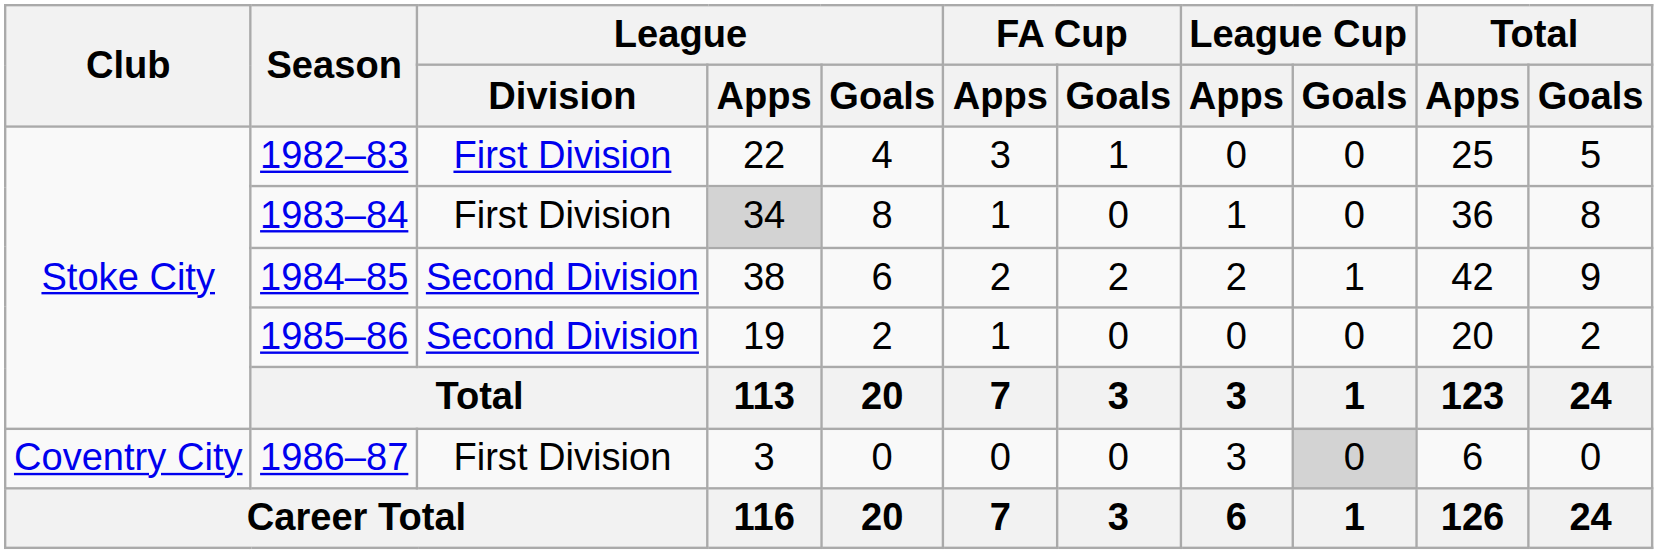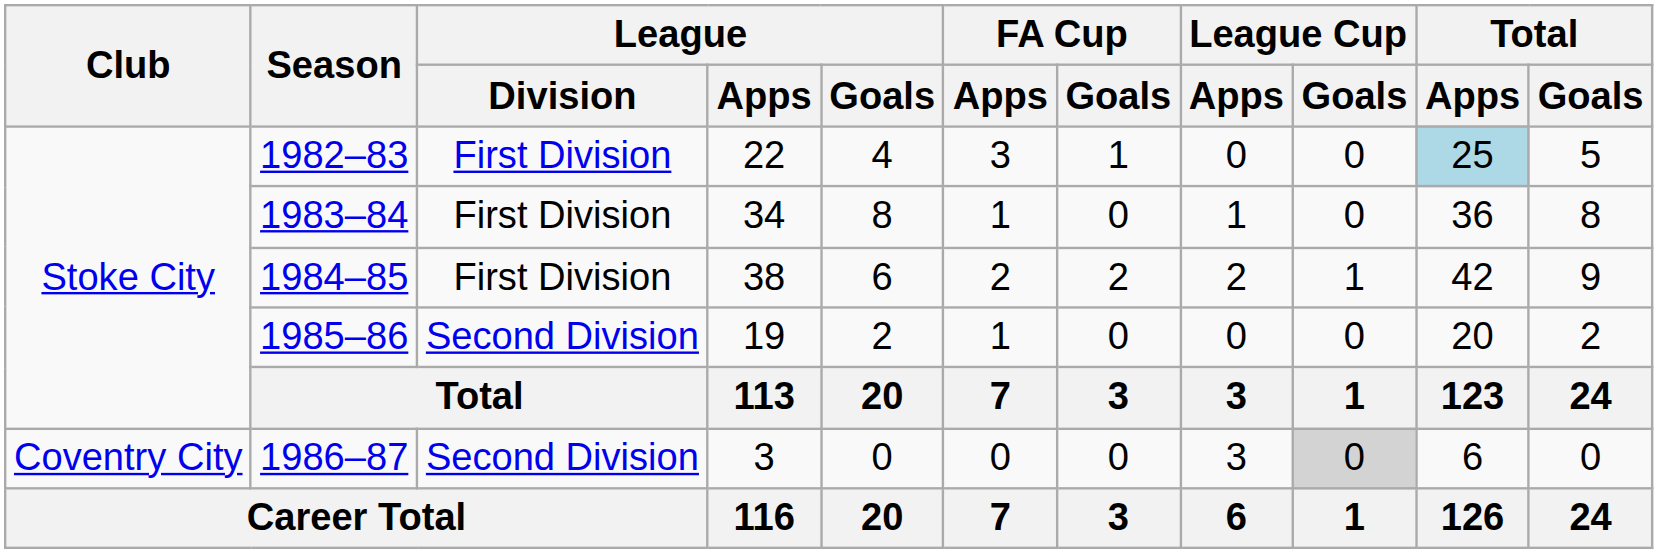(1473, 155) no background -> (1473, 155) lightblue background
(764, 215) lightgrey background -> (764, 215) no background
(562, 276) Second Division -> (562, 276) First Division
(562, 457) First Division -> (562, 457) Second Division
